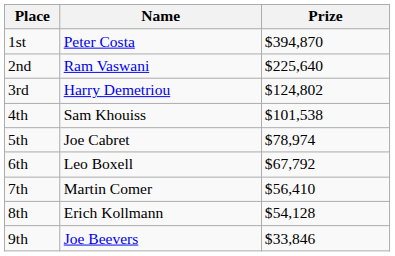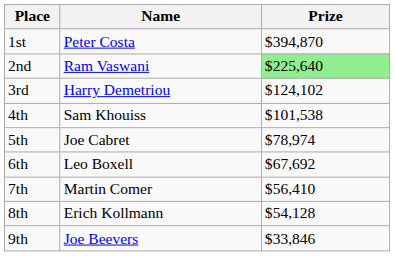(294, 66) no background -> (294, 66) lightgreen background
(294, 90) $124,802 -> (294, 90) $124,102
(290, 164) $67,792 -> (290, 164) $67,692
